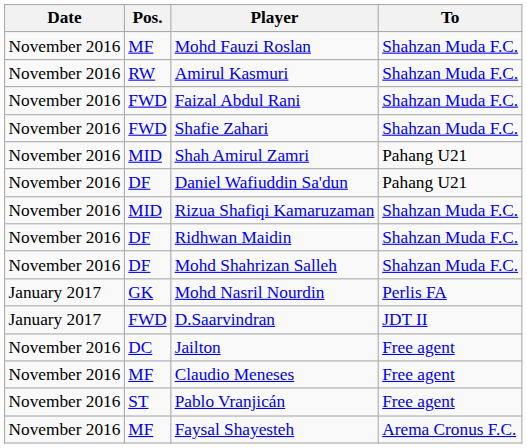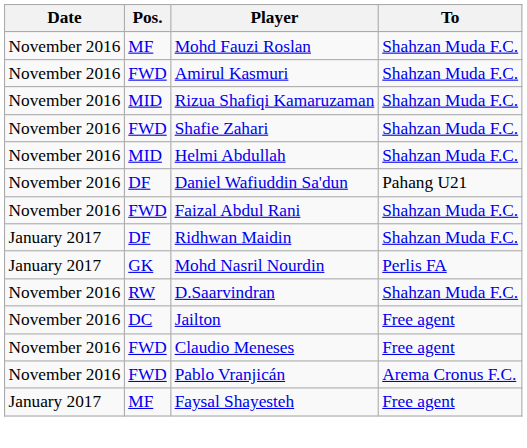(142, 73) RW -> (148, 73) FWD
rows swapped: (238, 100) <-> (274, 210)
+ row: (230, 155)
- row: (242, 155)
(64, 237) November 2016 -> (55, 237) January 2017
- row: (256, 264)
(55, 319) January 2017 -> (64, 292) November 2016
(148, 319) FWD -> (142, 292) RW
(405, 319) JDT II -> (450, 292) Shahzan Muda F.C.
(141, 374) MF -> (148, 347) FWD
(138, 401) ST -> (148, 374) FWD
(418, 401) Free agent -> (449, 374) Arema Cronus F.C.
(64, 429) November 2016 -> (55, 401) January 2017
(449, 429) Arema Cronus F.C. -> (418, 401) Free agent
